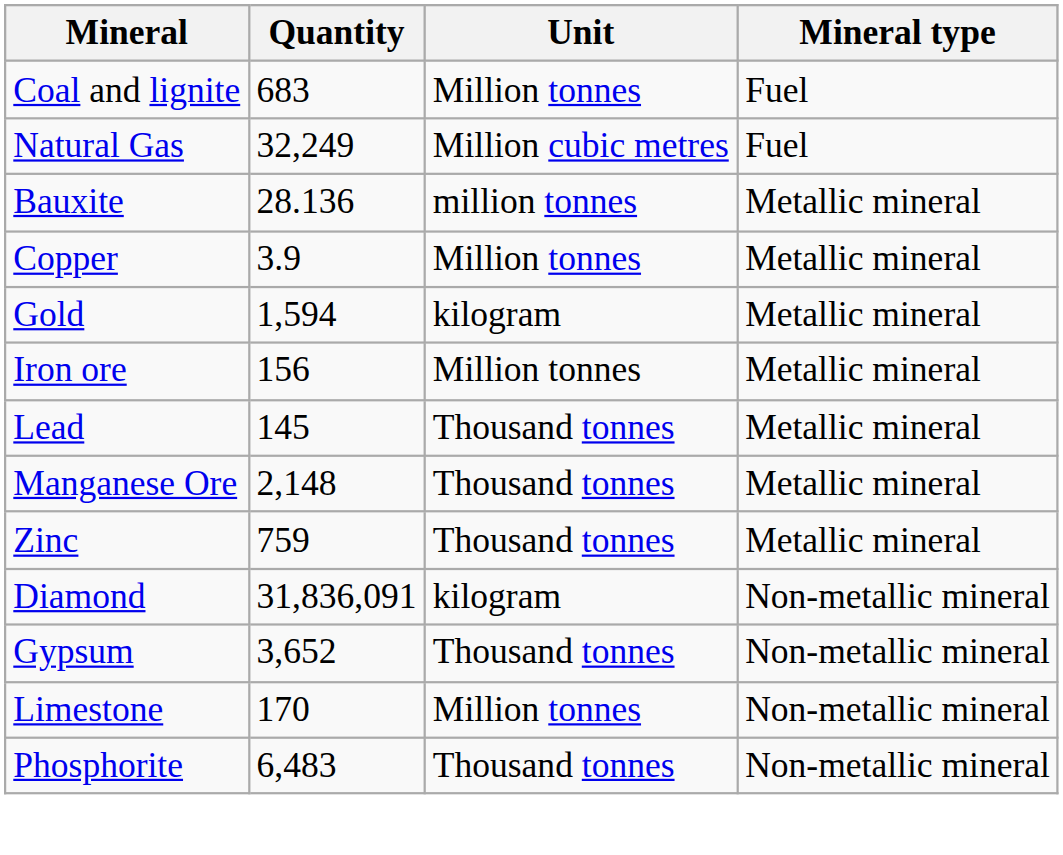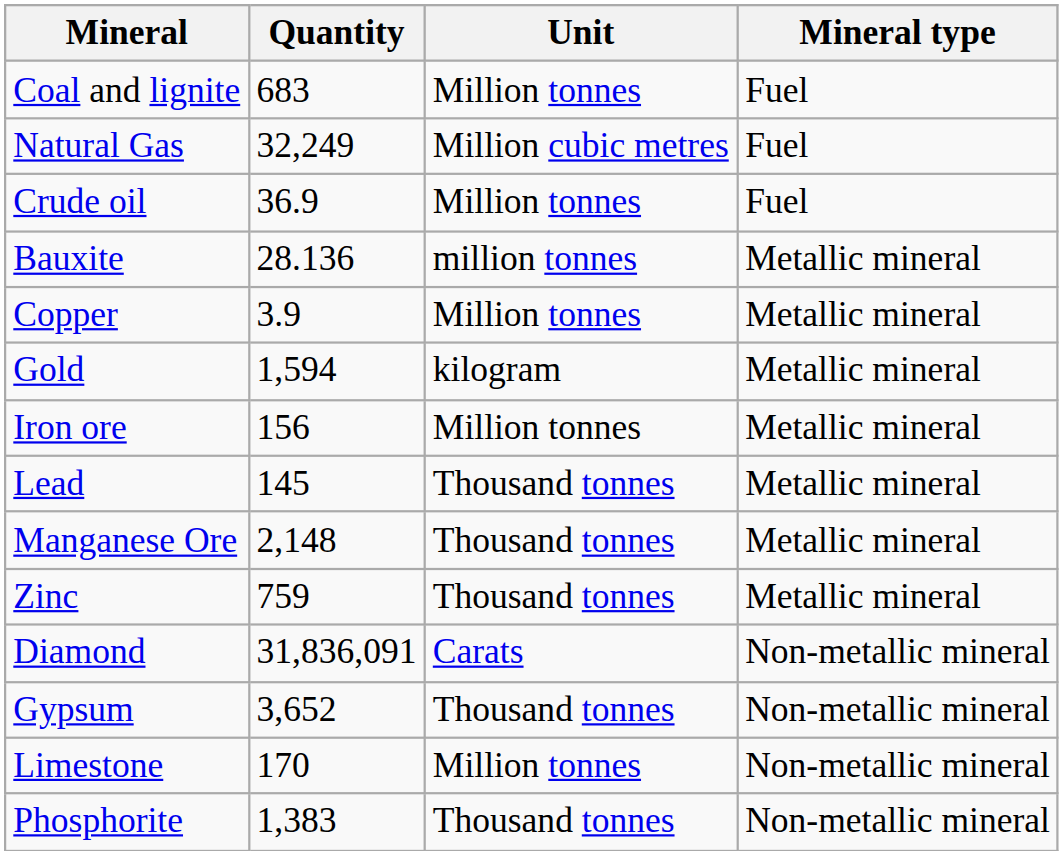+ row: (80, 201)
(497, 595) kilogram -> (478, 652) Carats
(297, 764) 6,483 -> (297, 821) 1,383
